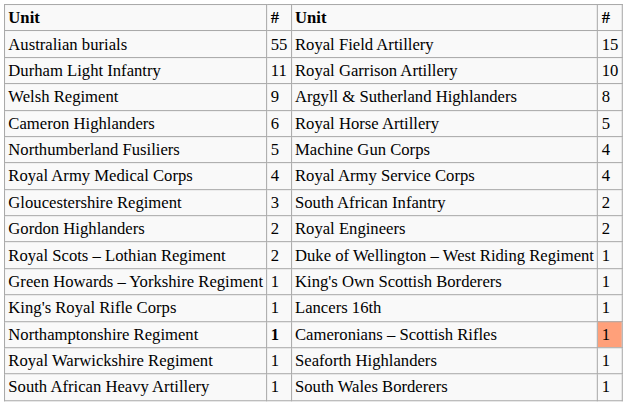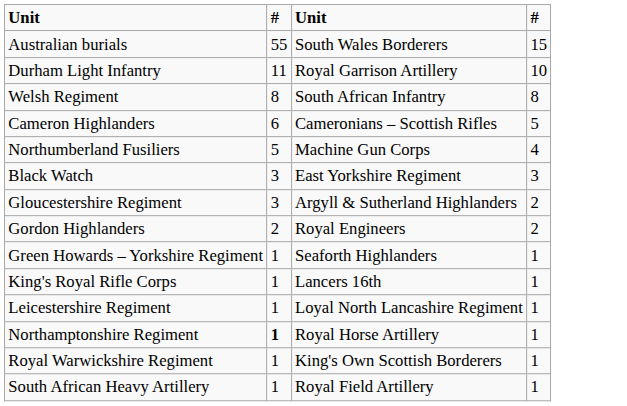(364, 44) Royal Field Artillery -> (371, 44) South Wales Borderers
(275, 96) 9 -> (275, 96) 8
(406, 96) Argyll & Sutherland Highlanders -> (370, 96) South African Infantry
(367, 123) Royal Horse Artillery -> (396, 123) Cameronians – Scottish Rifles
- row: (101, 176)
+ row: (51, 176)
(370, 202) South African Infantry -> (406, 202) Argyll & Sutherland Highlanders
- row: (117, 255)
(398, 281) King's Own Scottish Borderers -> (366, 255) Seaforth Highlanders
+ row: (89, 307)
(396, 334) Cameronians – Scottish Rifles -> (367, 334) Royal Horse Artillery
(606, 334) lightsalmon background -> (535, 334) no background
(366, 360) Seaforth Highlanders -> (398, 360) King's Own Scottish Borderers
(371, 387) South Wales Borderers -> (364, 387) Royal Field Artillery
